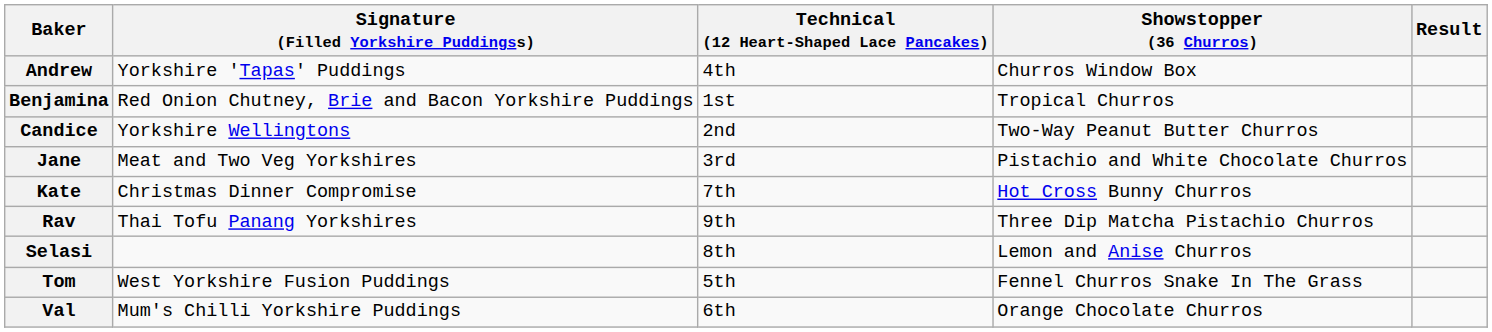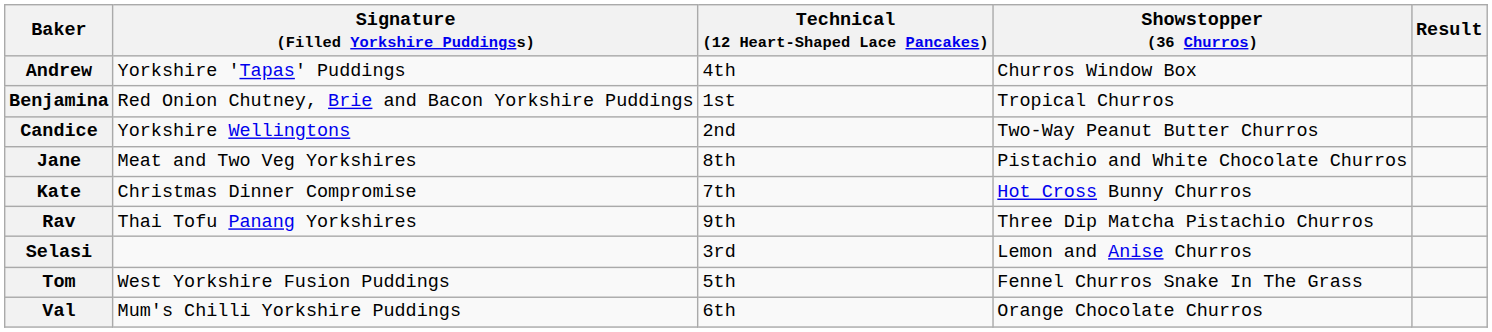(719, 161) 3rd -> (719, 161) 8th
(719, 252) 8th -> (719, 252) 3rd
